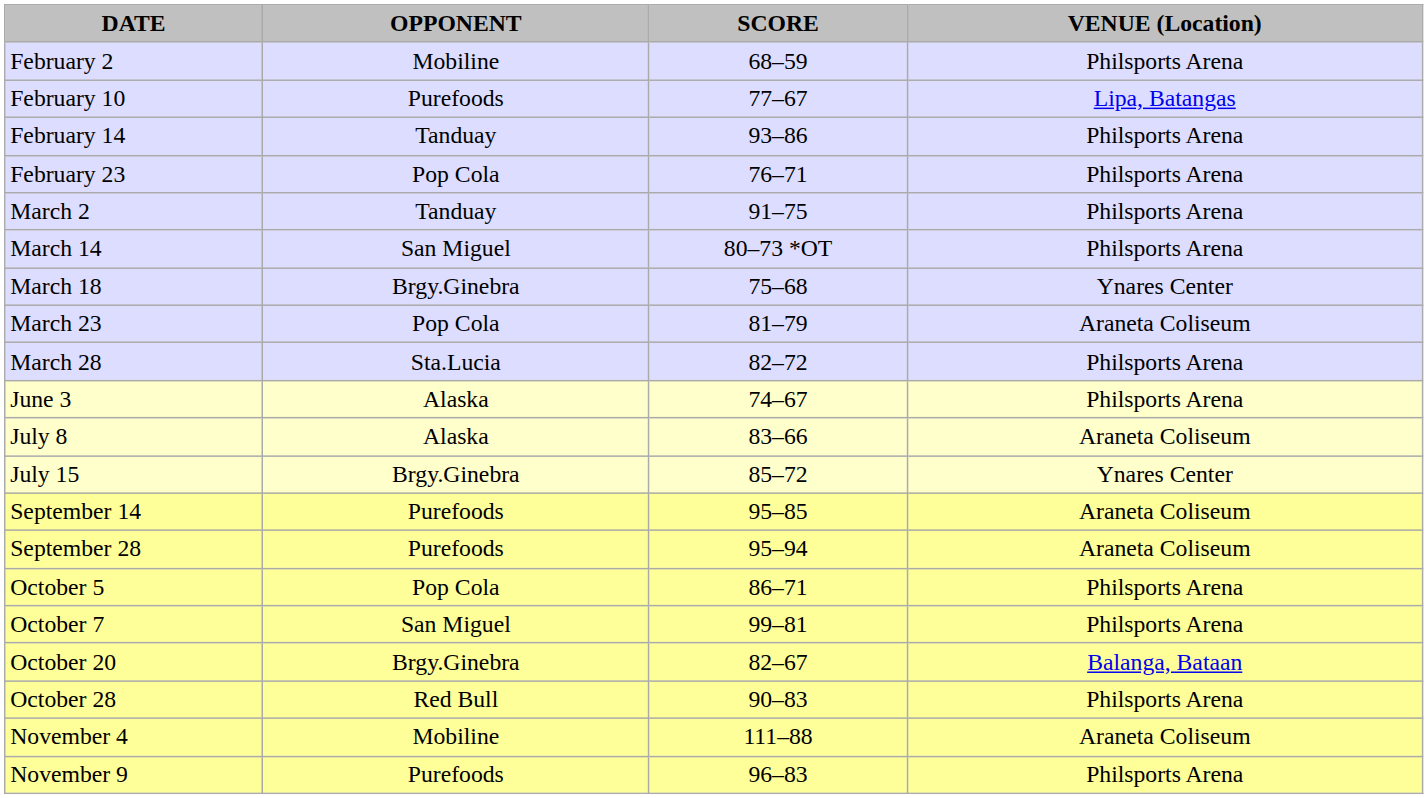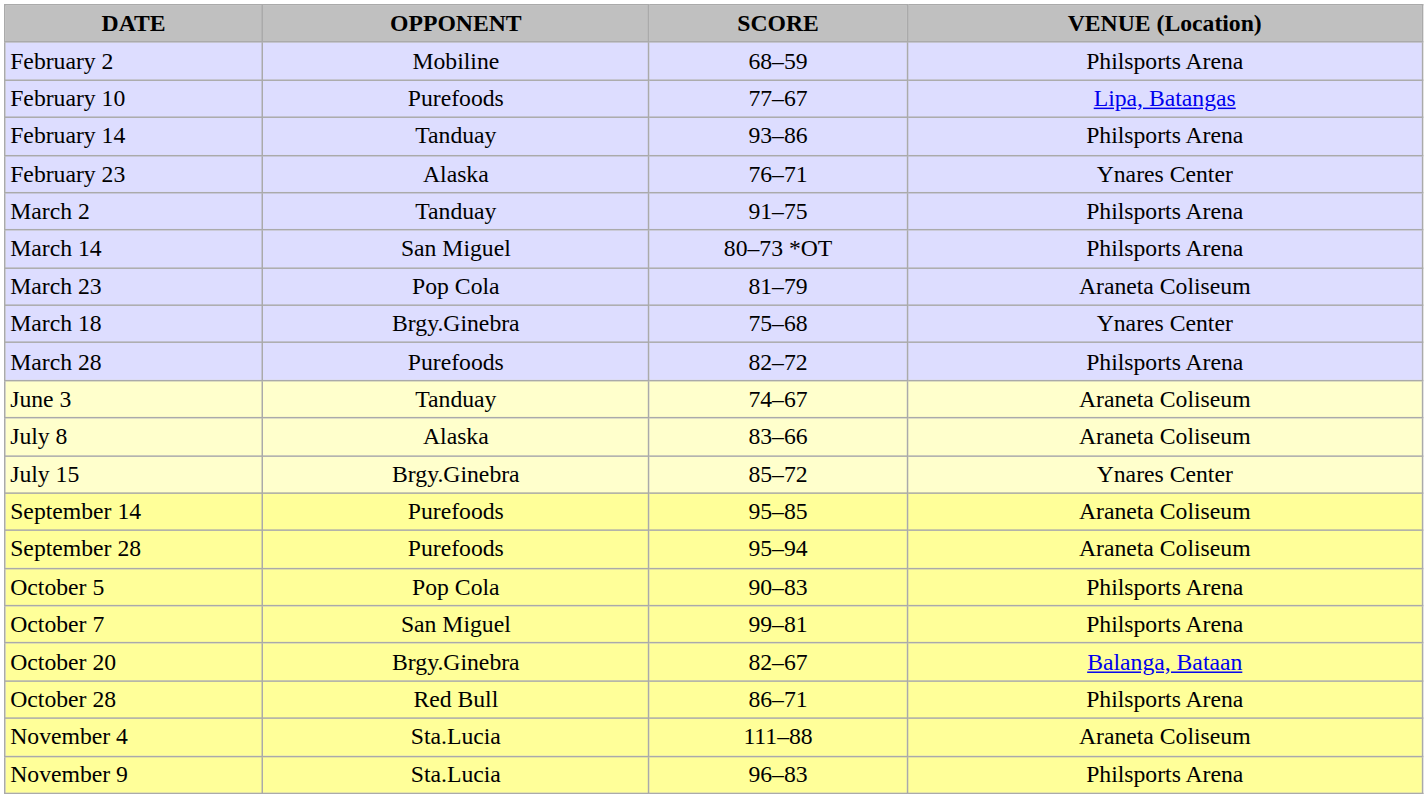(456, 173) Pop Cola -> (456, 173) Alaska
(1165, 173) Philsports Arena -> (1165, 173) Ynares Center
rows swapped: (56, 286) <-> (56, 323)
(456, 361) Sta.Lucia -> (456, 361) Purefoods
(456, 398) Alaska -> (456, 398) Tanduay
(1165, 398) Philsports Arena -> (1165, 398) Araneta Coliseum
(778, 586) 86–71 -> (778, 586) 90–83
(778, 699) 90–83 -> (778, 699) 86–71
(456, 736) Mobiline -> (456, 736) Sta.Lucia
(456, 774) Purefoods -> (456, 774) Sta.Lucia
